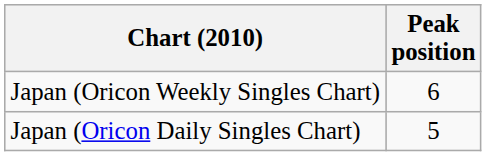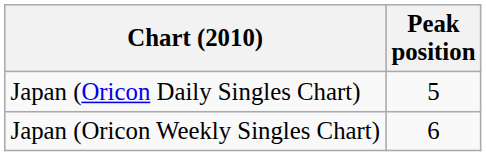rows swapped: (185, 130) <-> (195, 91)
